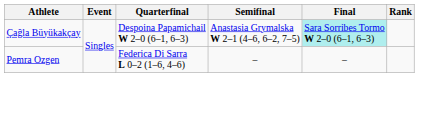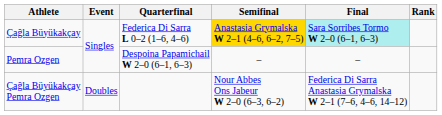(162, 33) Despoina Papamichail W 2–0 (6–1, 6–3) -> (156, 33) Federica Di Sarra L 0–2 (1–6, 4–6)
(255, 33) no background -> (259, 33) gold background
(153, 59) Federica Di Sarra L 0–2 (1–6, 4–6) -> (166, 59) Despoina Papamichail W 2–0 (6–1, 6–3)
+ row: (44, 91)
